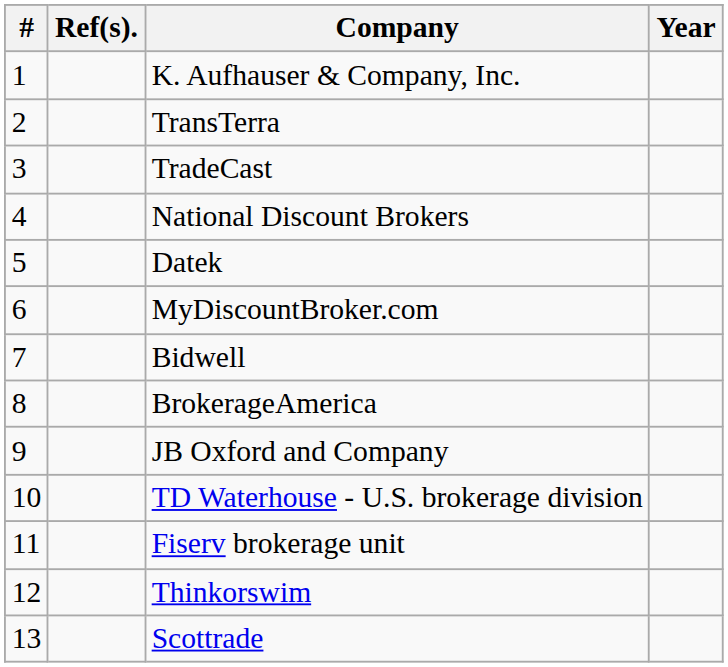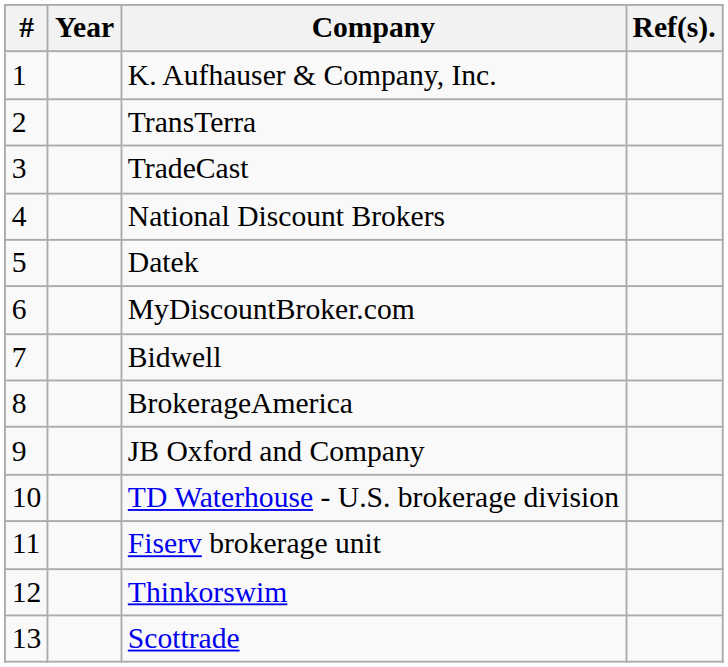columns swapped: (686, 27) <-> (97, 27)
